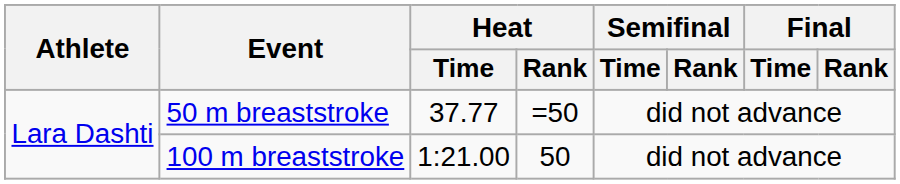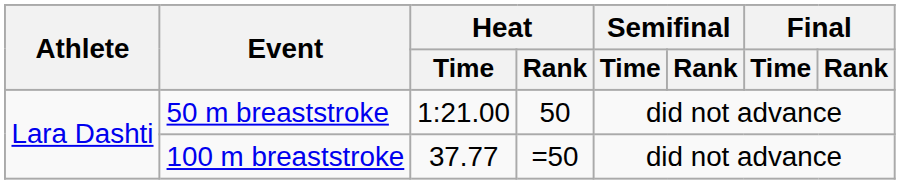(464, 113) 37.77 -> (464, 113) 1:21.00
(555, 113) =50 -> (555, 113) 50
(464, 157) 1:21.00 -> (464, 157) 37.77
(555, 157) 50 -> (555, 157) =50
